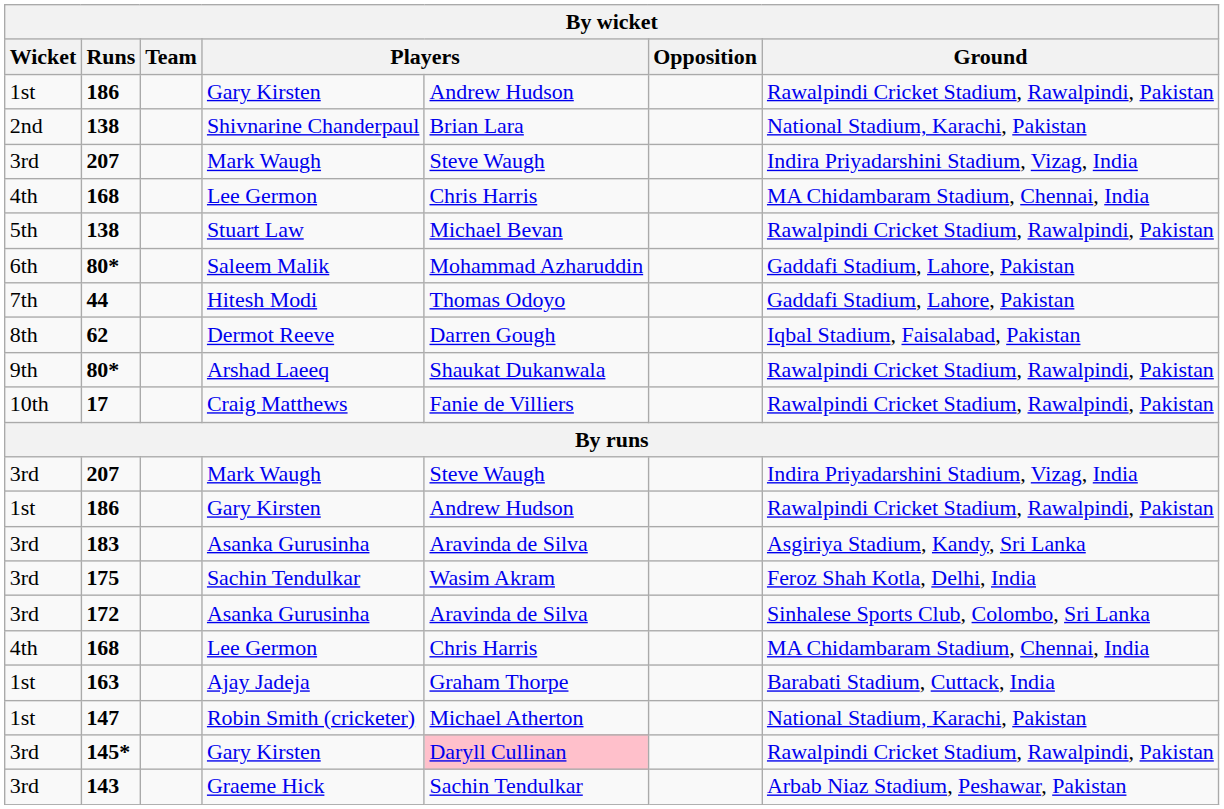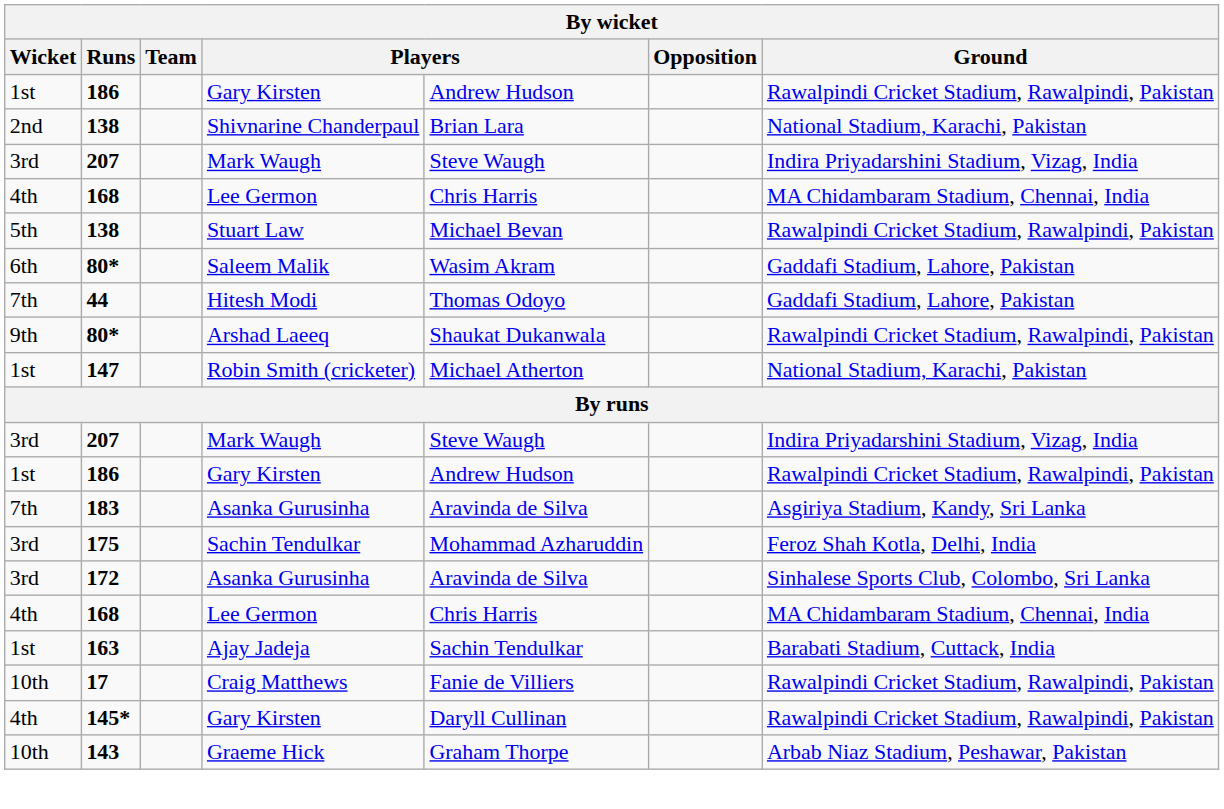(536, 265) Mohammad Azharuddin -> (492, 265) Wasim Akram
- row: (97, 334)
rows swapped: (97, 404) <-> (103, 717)
(24, 543) 3rd -> (24, 508) 7th
(492, 578) Wasim Akram -> (536, 543) Mohammad Azharuddin
(499, 682) Graham Thorpe -> (506, 647) Sachin Tendulkar
(24, 751) 3rd -> (24, 717) 4th
(498, 751) pink background -> (498, 717) no background
(24, 786) 3rd -> (29, 751) 10th
(506, 786) Sachin Tendulkar -> (499, 751) Graham Thorpe
